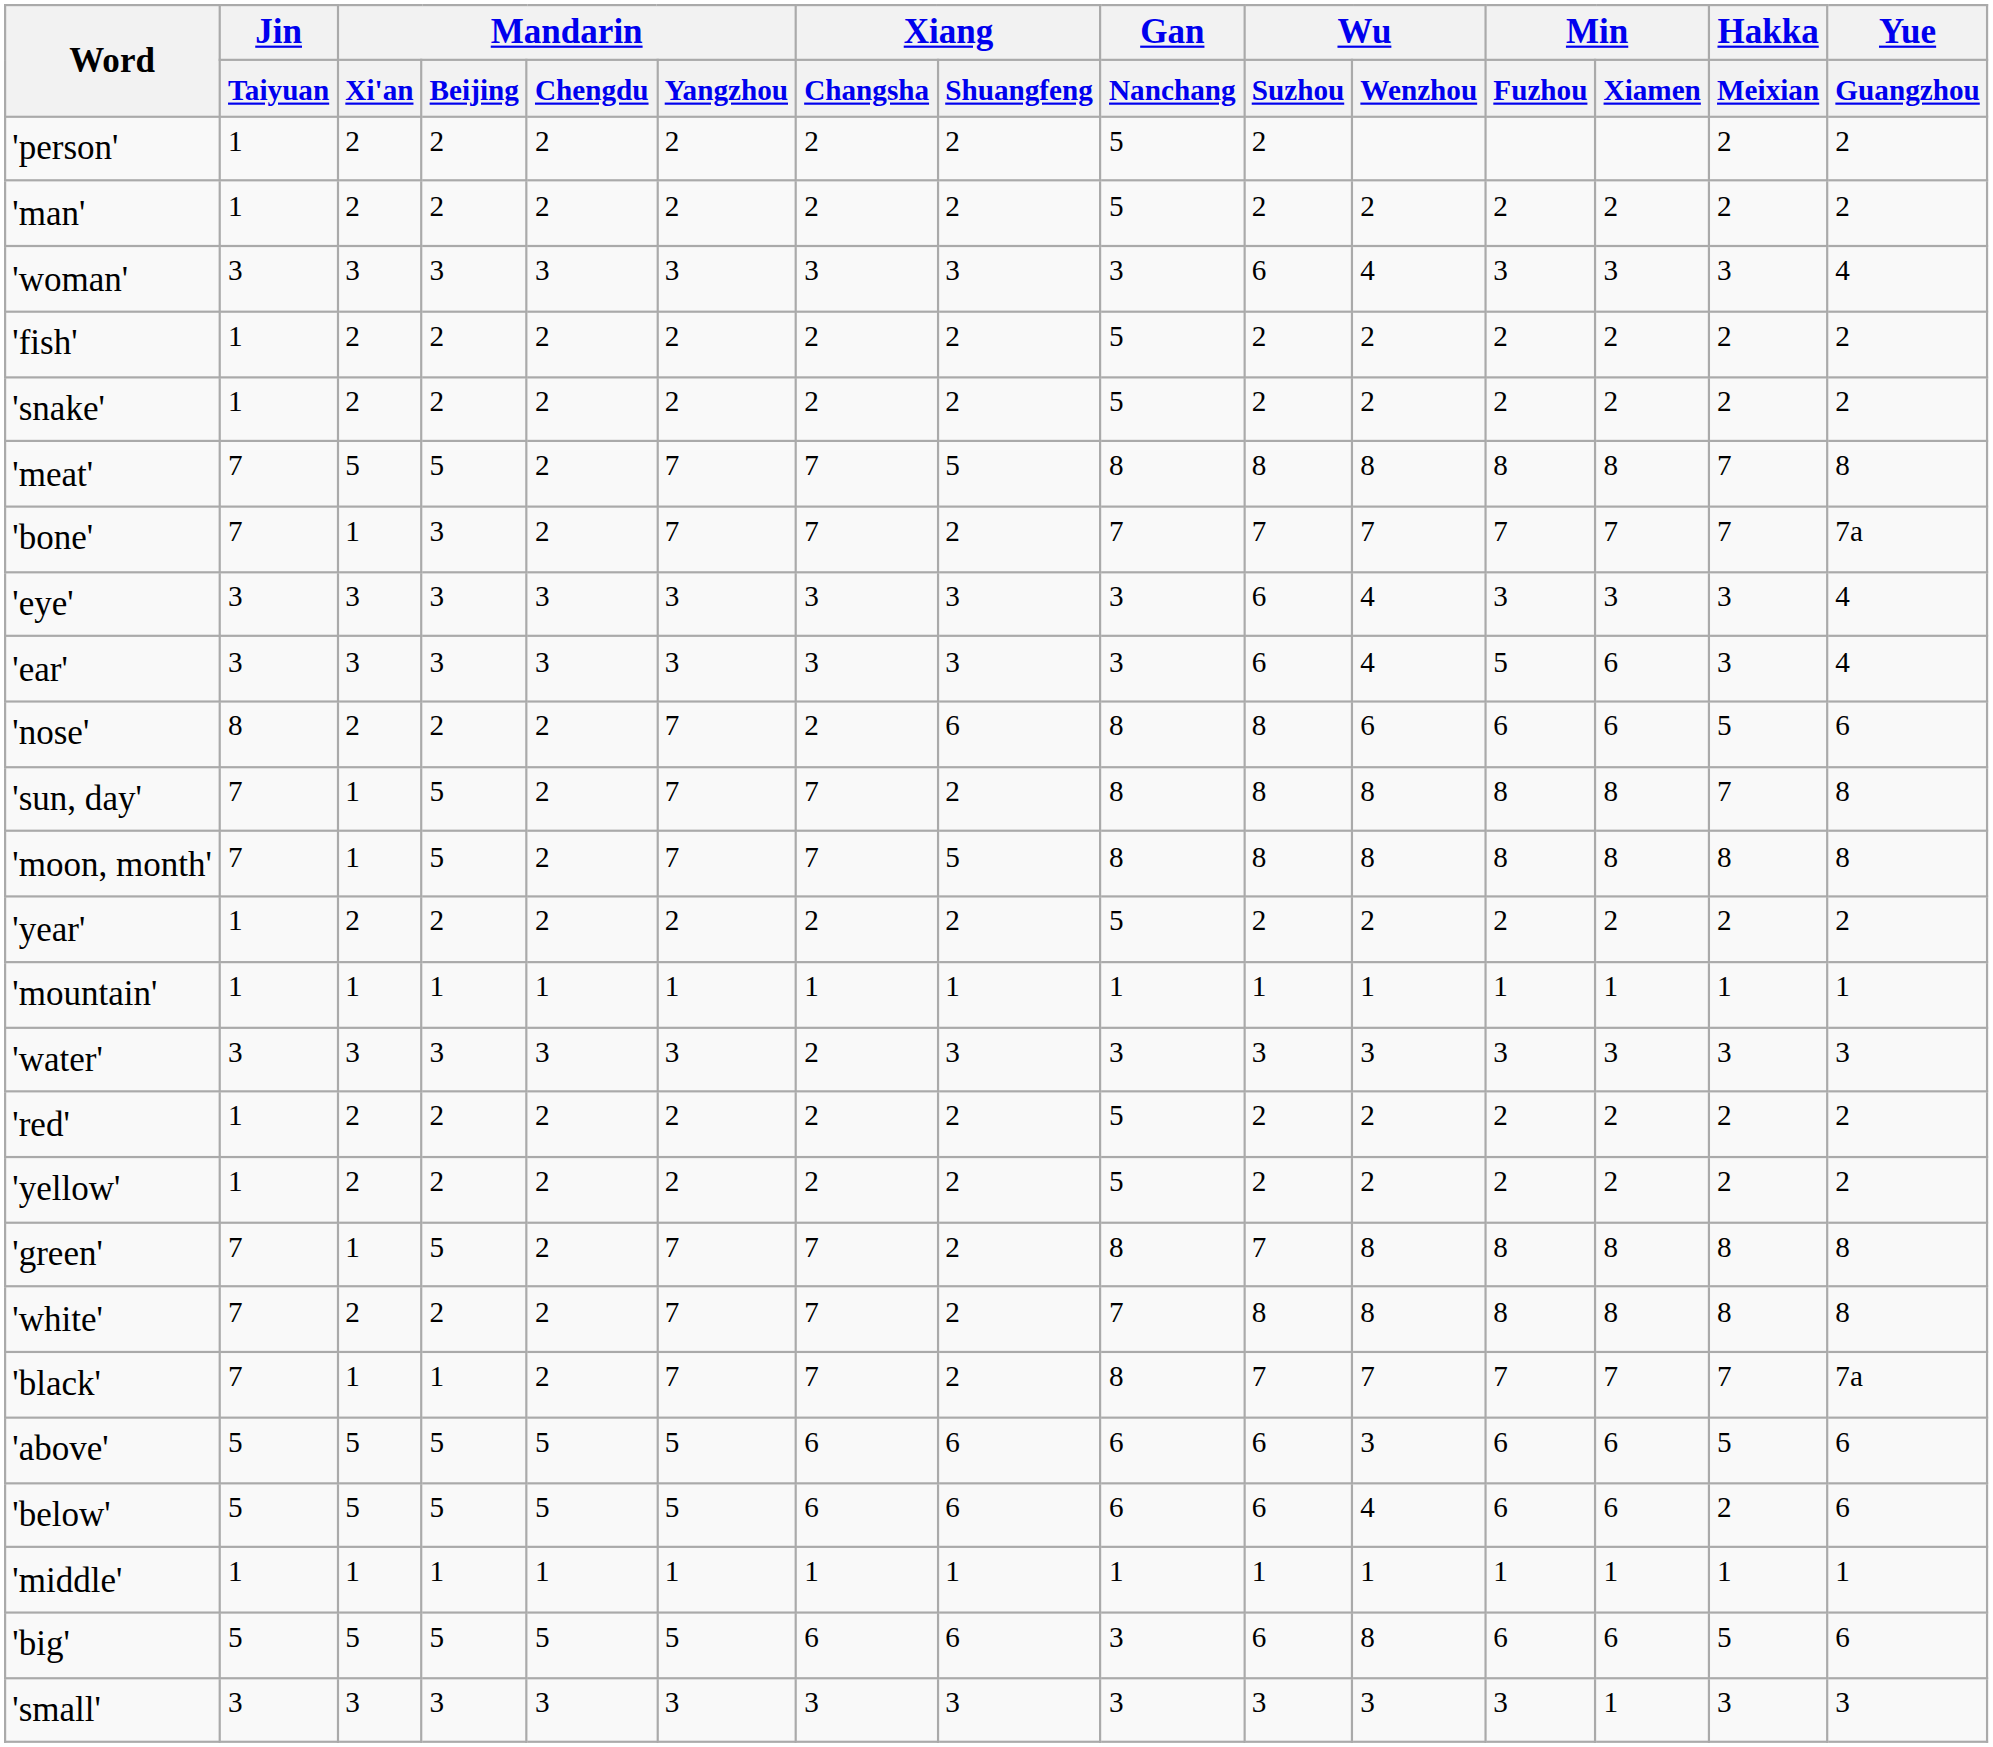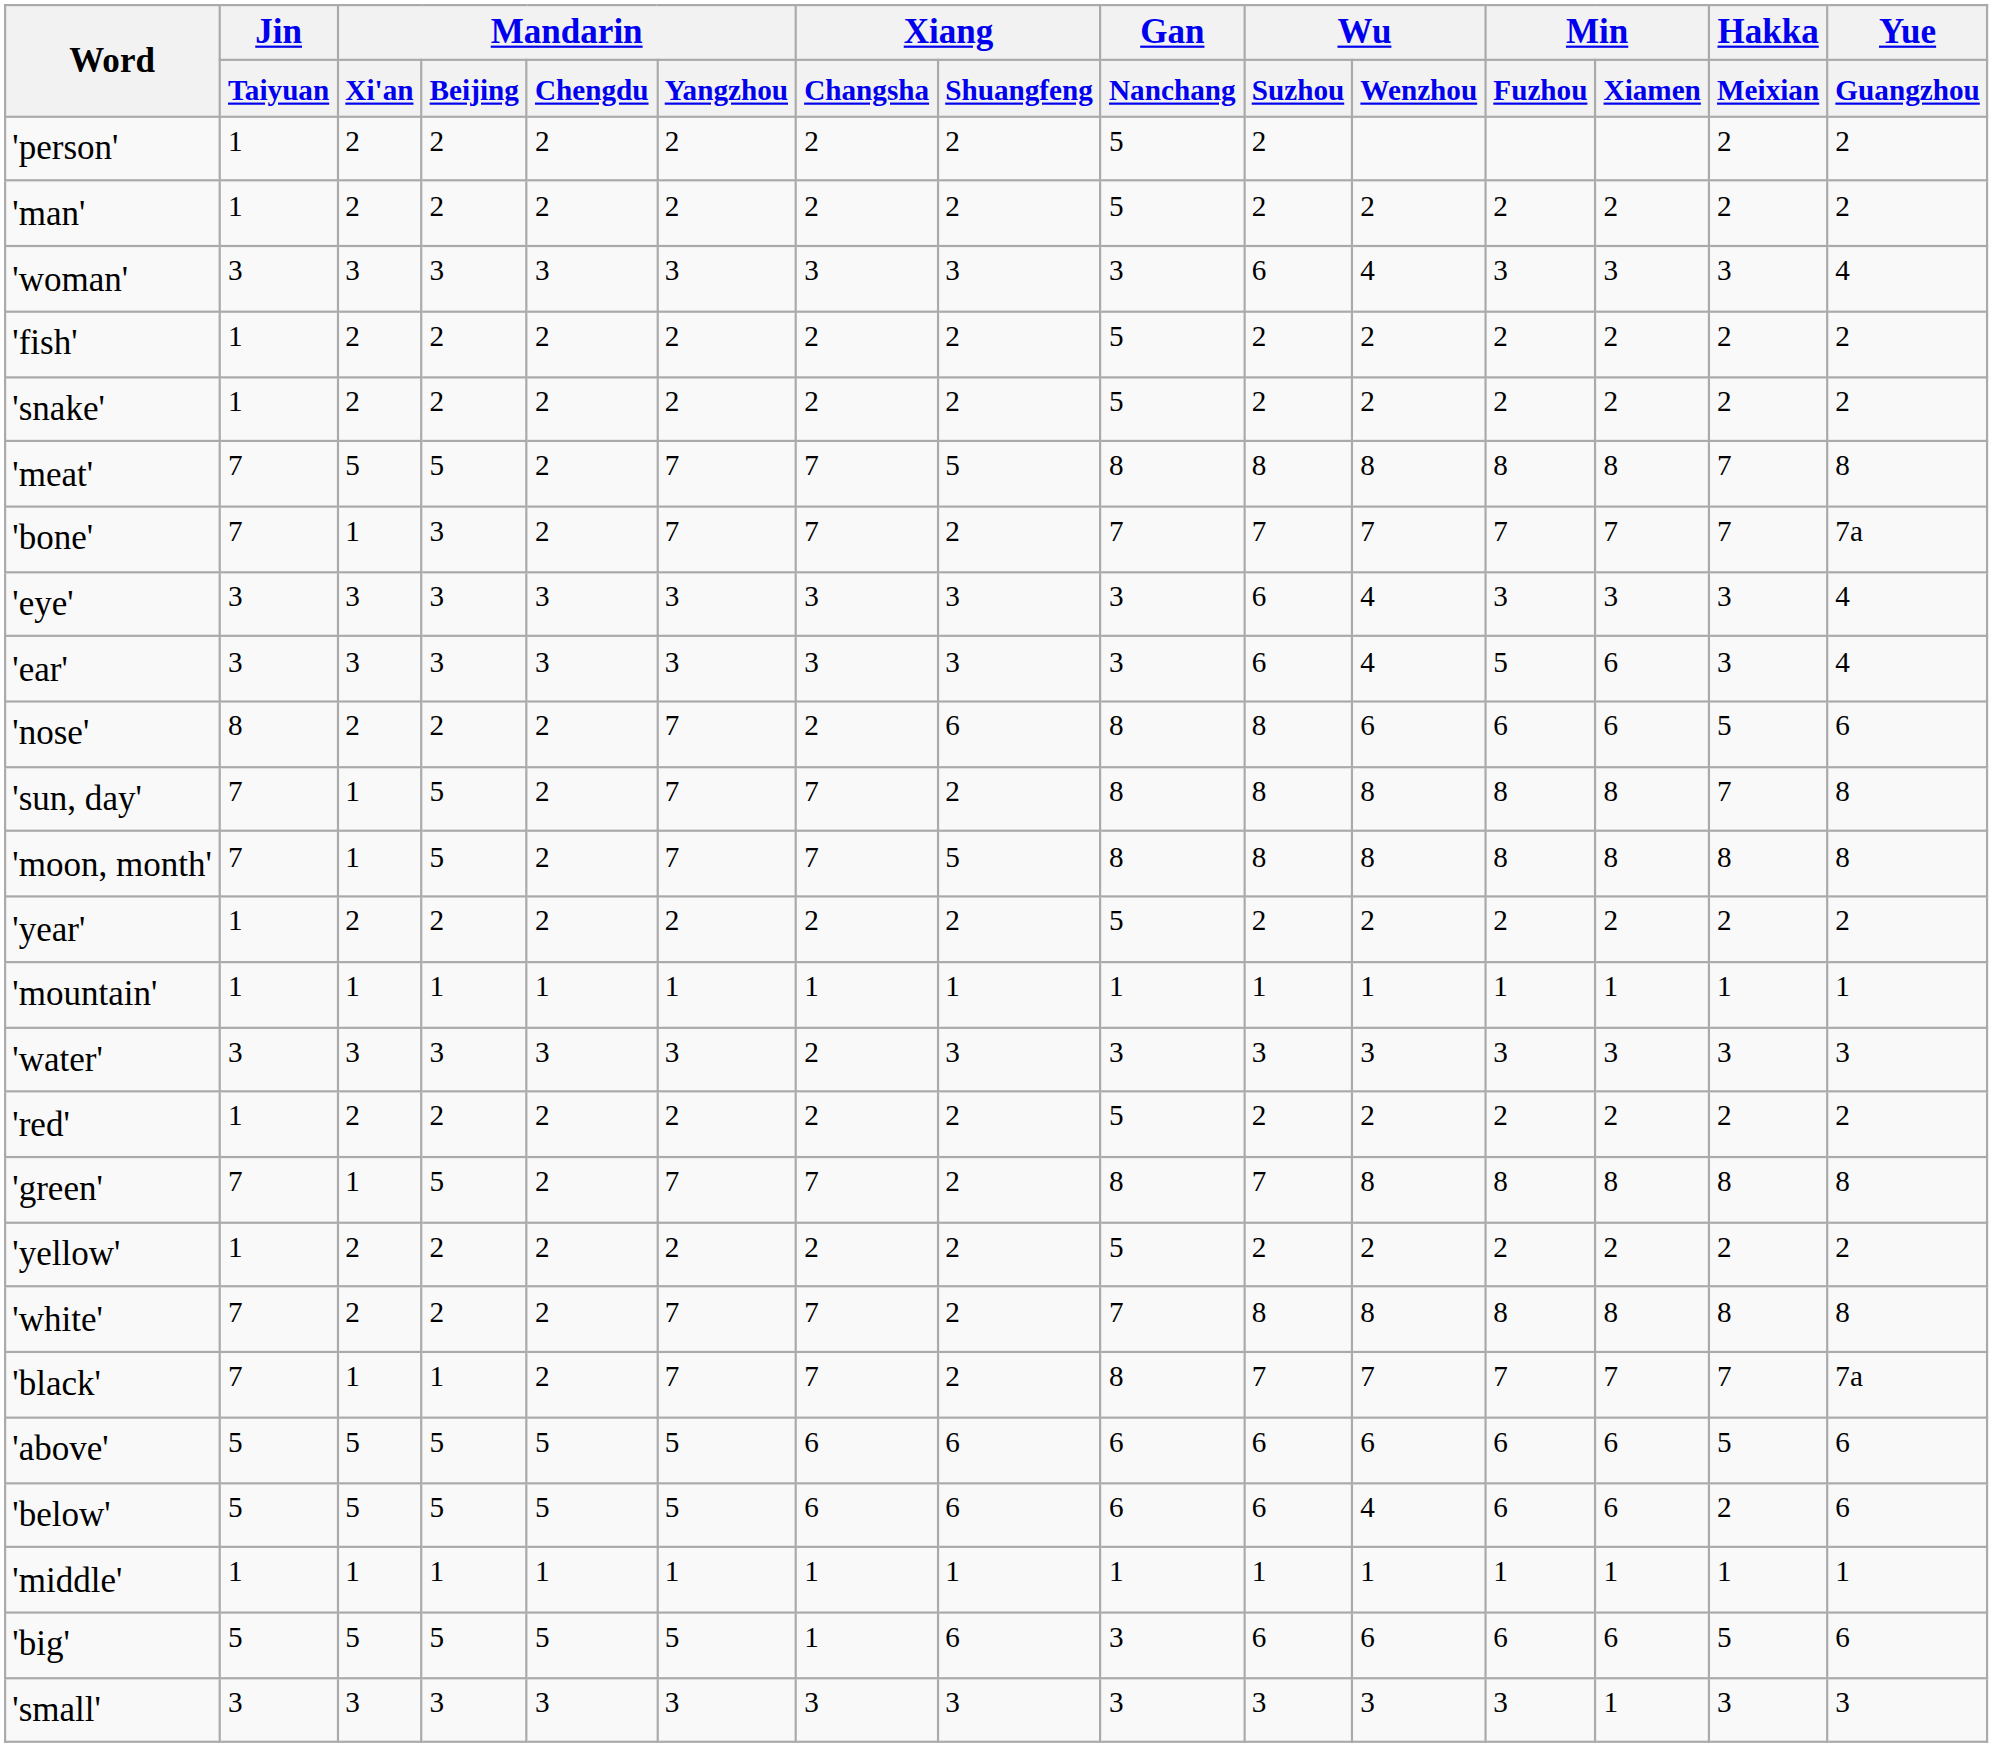rows swapped: (58, 1253) <-> (66, 1188)
(1368, 1442) 3 -> (1368, 1442) 6
(811, 1637) 6 -> (811, 1637) 1
(1368, 1637) 8 -> (1368, 1637) 6
